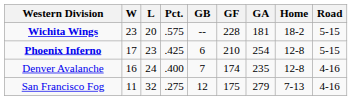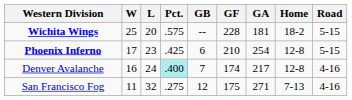(131, 32) 23 -> (131, 32) 25
(174, 68) no background -> (174, 68) paleturquoise background
(261, 68) 235 -> (261, 68) 217
(261, 87) 279 -> (261, 87) 271
